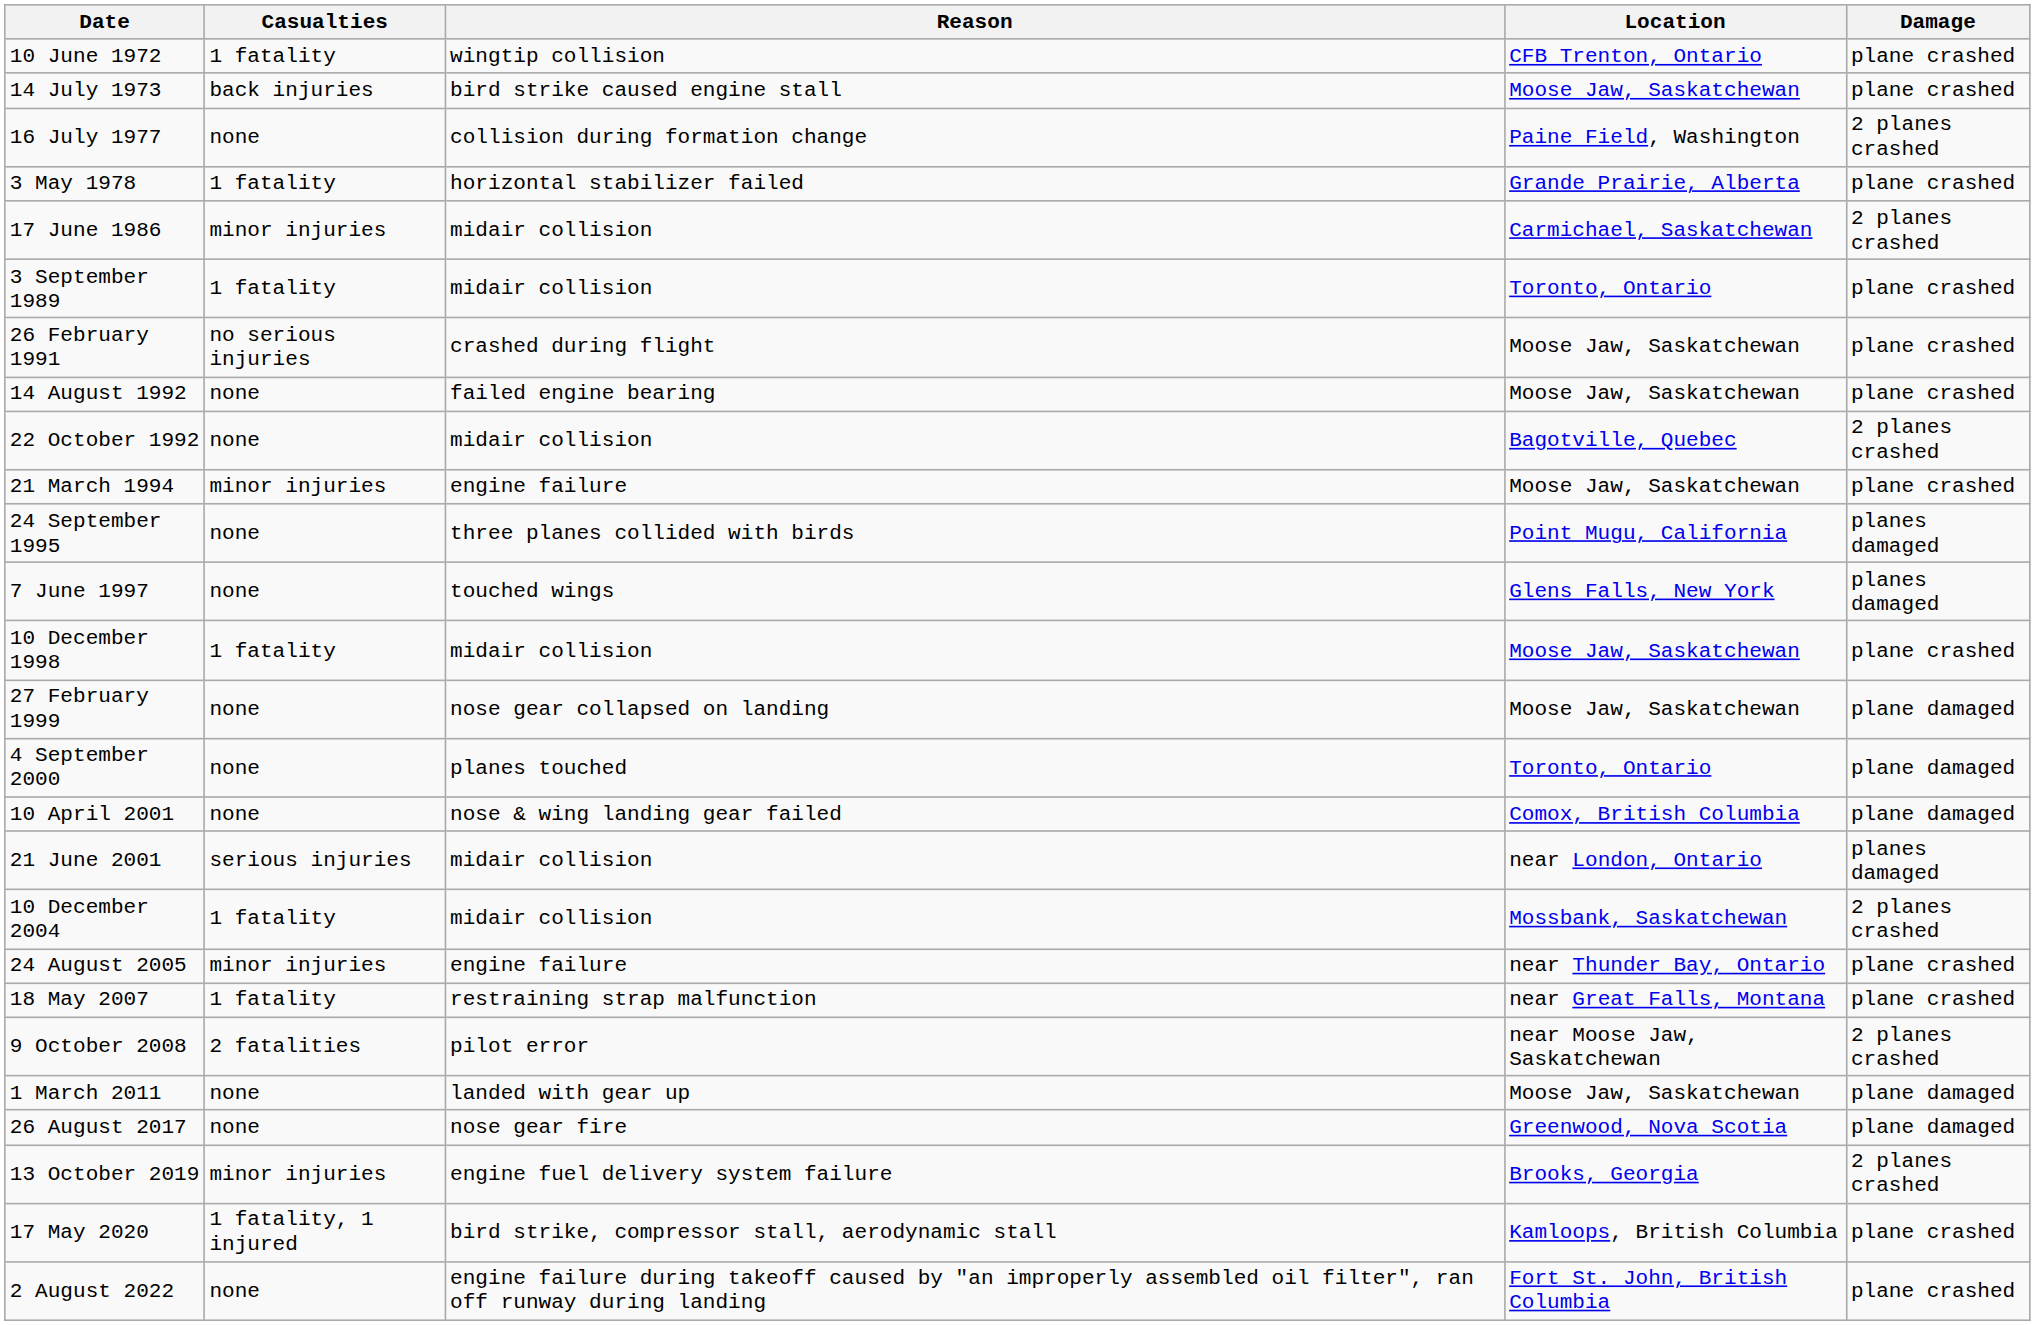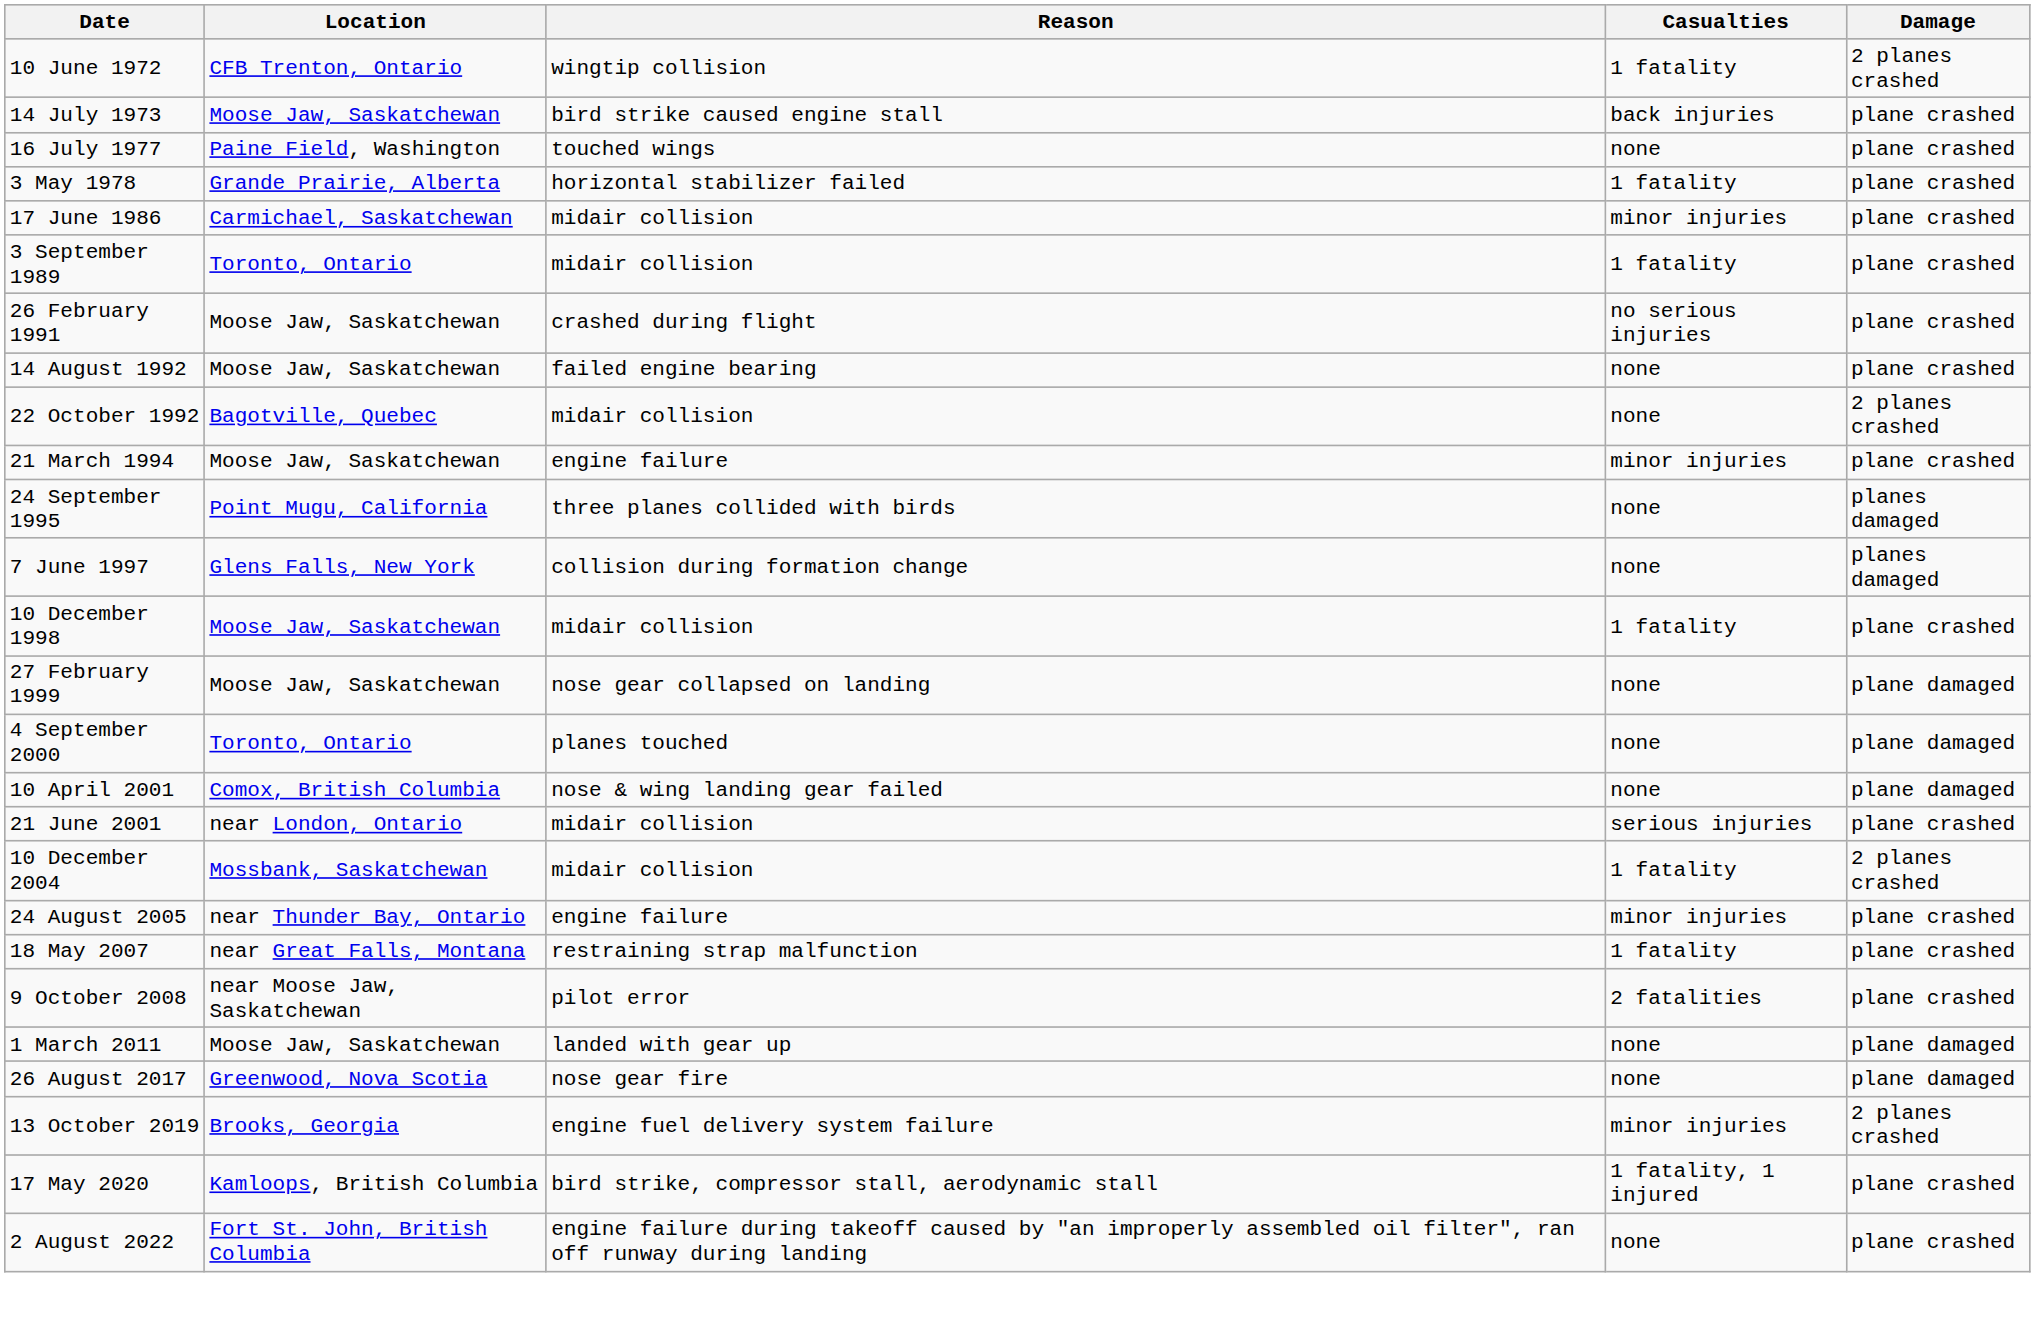columns swapped: (1675, 22) <-> (325, 22)
(1933, 56) plane crashed -> (1902, 68) 2 planes crashed
(659, 137) collision during formation change -> (633, 149) touched wings
(1902, 137) 2 planes crashed -> (1933, 149) plane crashed
(1902, 230) 2 planes crashed -> (1933, 218) plane crashed
(532, 592) touched wings -> (760, 568) collision during formation change
(1895, 861) planes damaged -> (1933, 824) plane crashed
(1902, 1047) 2 planes crashed -> (1933, 998) plane crashed
